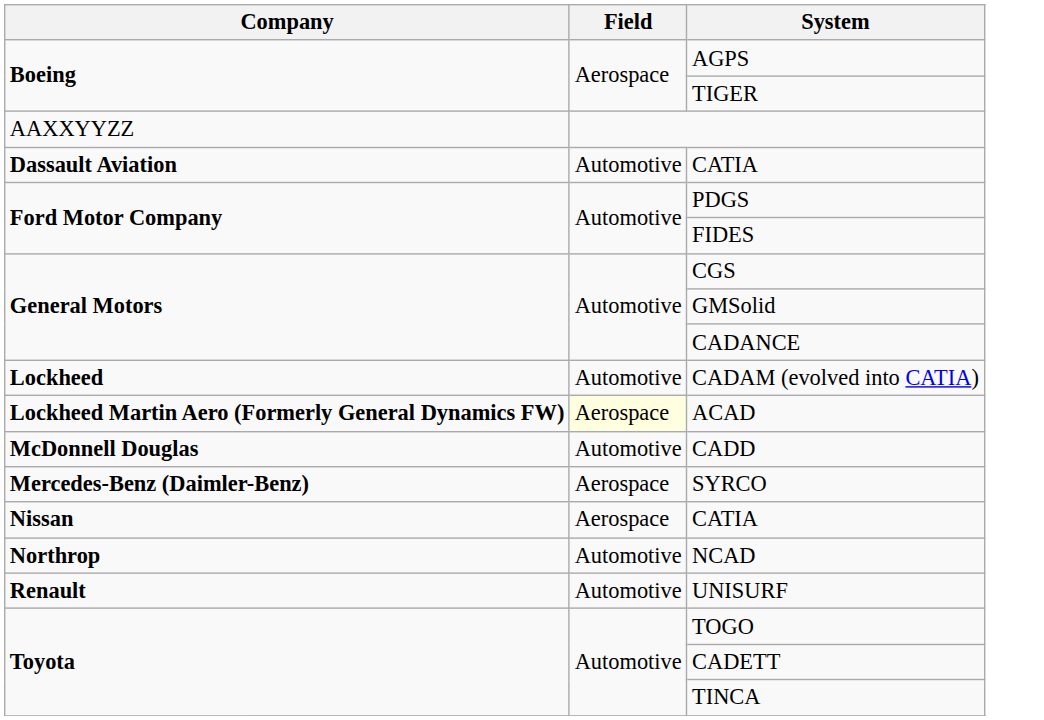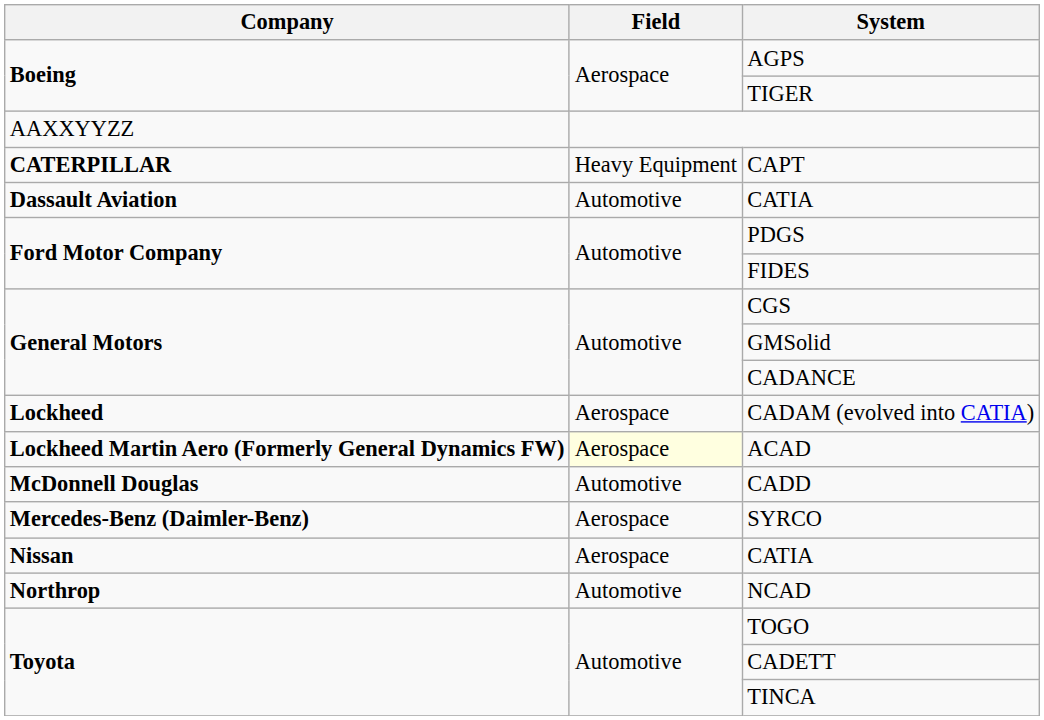+ row: (91, 164)
(628, 377) Automotive -> (622, 413) Aerospace
- row: (48, 590)
